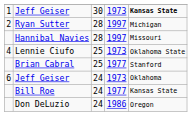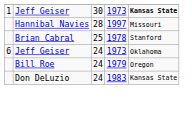- row: (9, 24)
- row: (9, 51)
(117, 64) 1977 -> (117, 38) 1978
(117, 91) 1977 -> (117, 64) 1979
(154, 91) Kansas State -> (142, 64) Oregon
(117, 104) 1986 -> (117, 78) 1983
(142, 104) Oregon -> (154, 78) Kansas State
